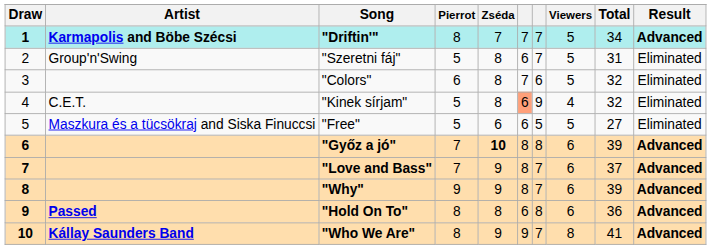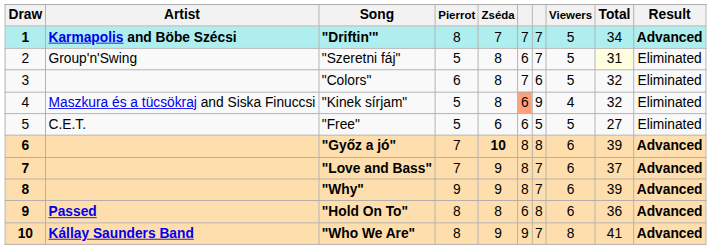(614, 59) no background -> (614, 59) lightyellow background
(67, 102) C.E.T. -> (182, 102) Maszkura és a tücsökraj and Siska Finuccsi
(182, 124) Maszkura és a tücsökraj and Siska Finuccsi -> (67, 124) C.E.T.
